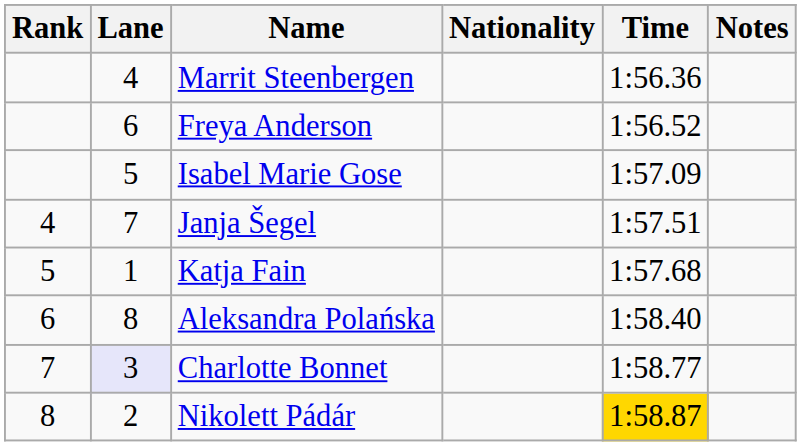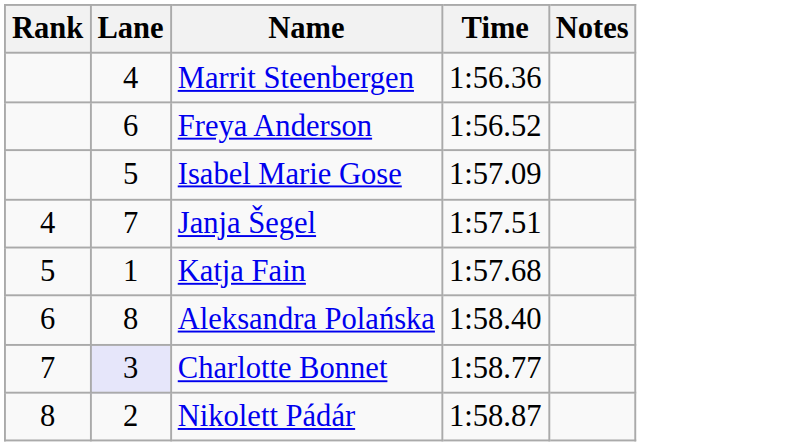- column: (522, 28)
(655, 416) gold background -> (495, 416) no background
